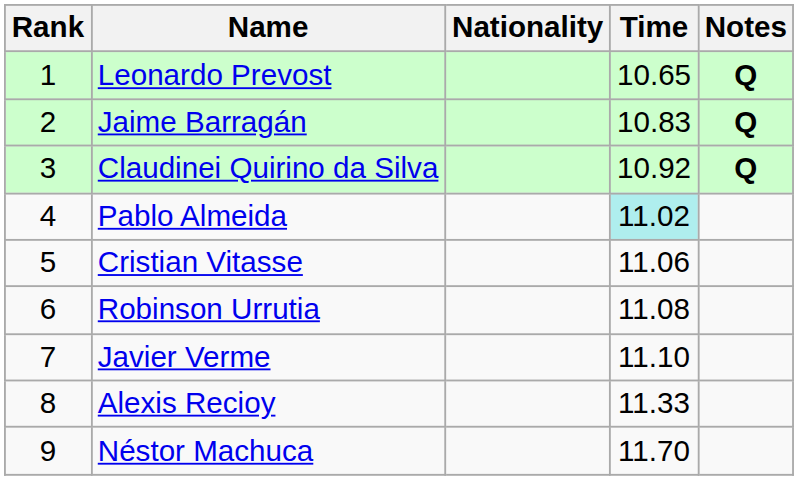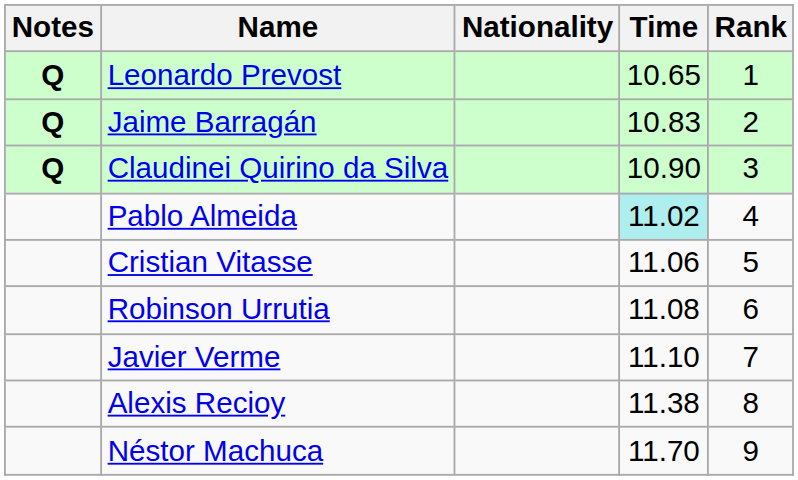columns swapped: (48, 27) <-> (746, 27)
(654, 168) 10.92 -> (664, 168) 10.90
(654, 403) 11.33 -> (664, 403) 11.38
